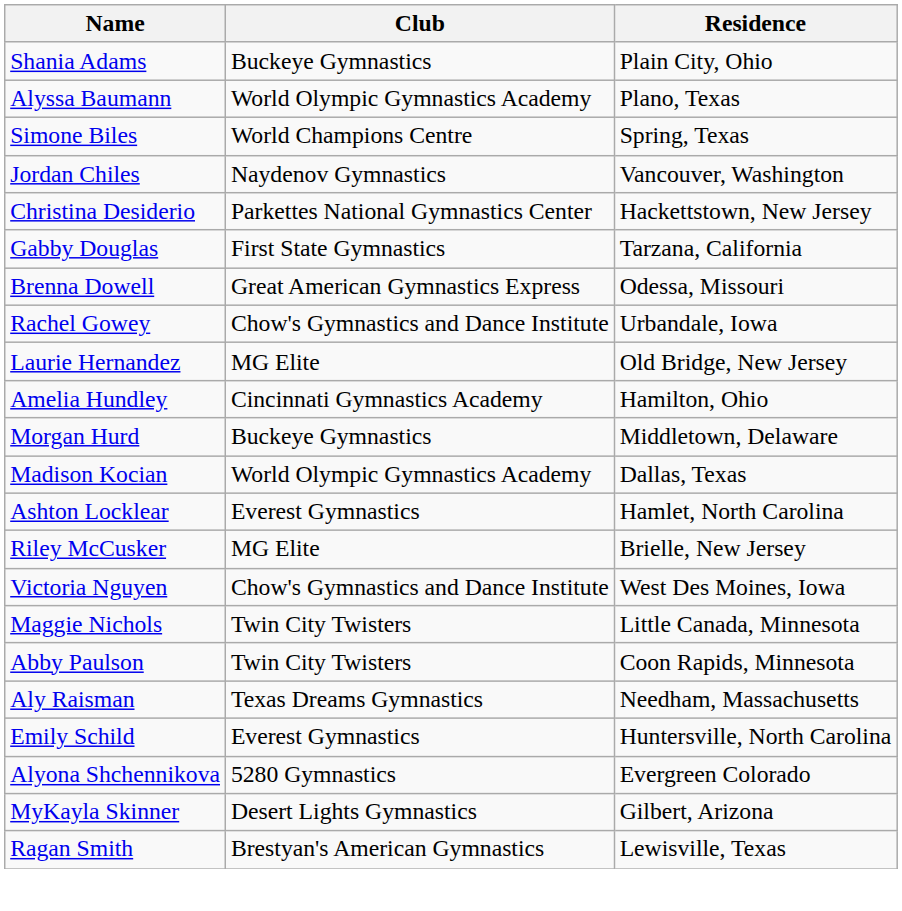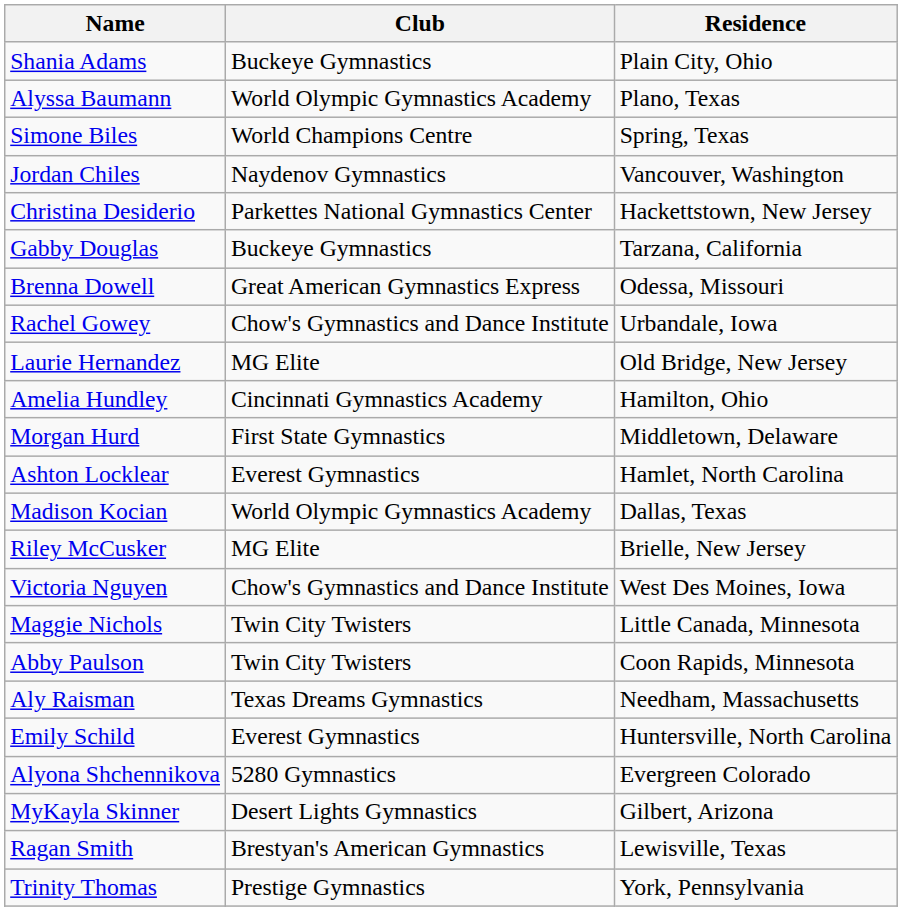(338, 248) First State Gymnastics -> (331, 248) Buckeye Gymnastics
(331, 436) Buckeye Gymnastics -> (338, 436) First State Gymnastics
rows swapped: (89, 473) <-> (89, 511)
+ row: (84, 887)
